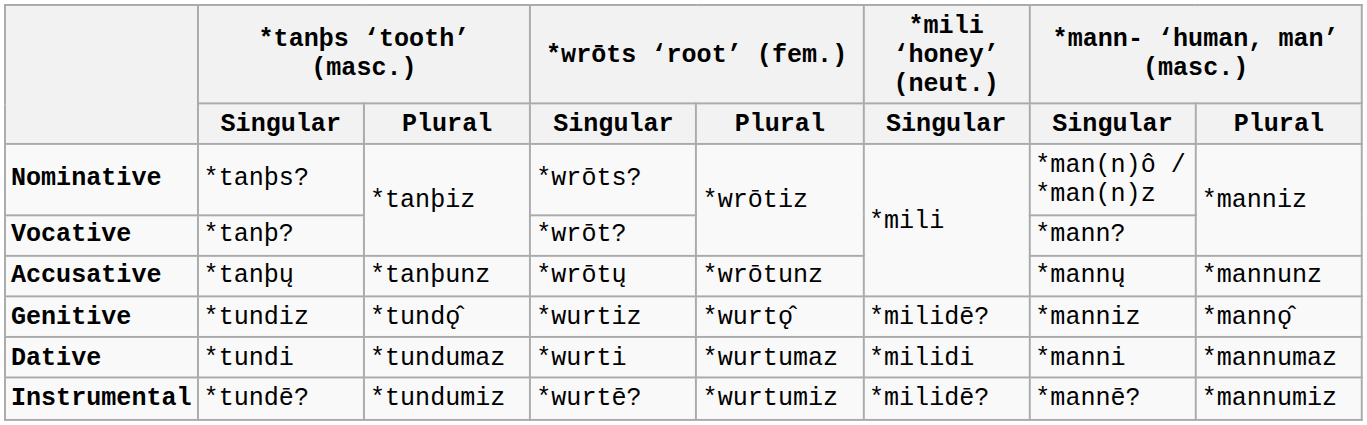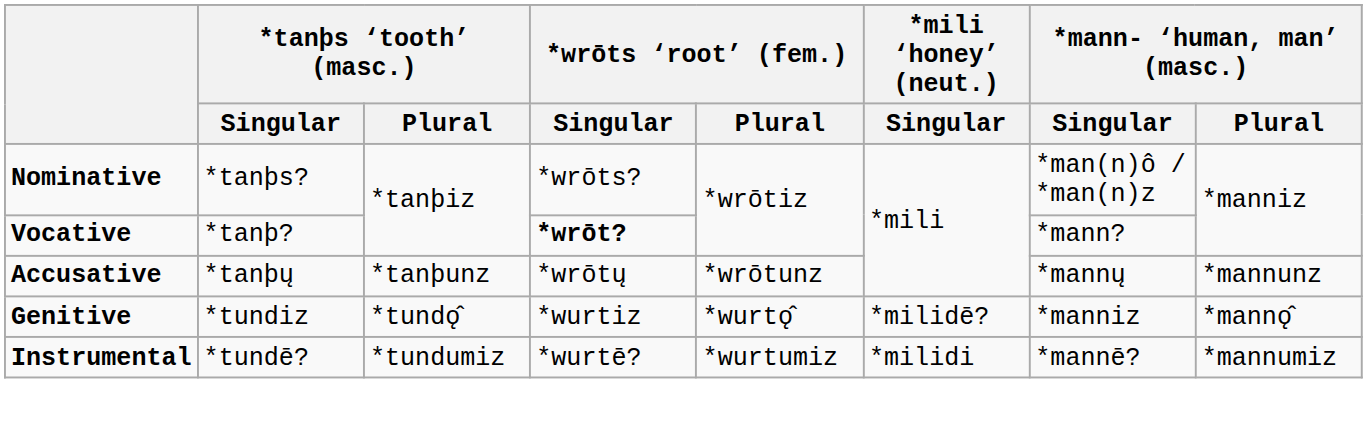(581, 235) normal -> (581, 235) bold
- row: (56, 358)
(929, 399) *milidē? -> (922, 358) *milidi
